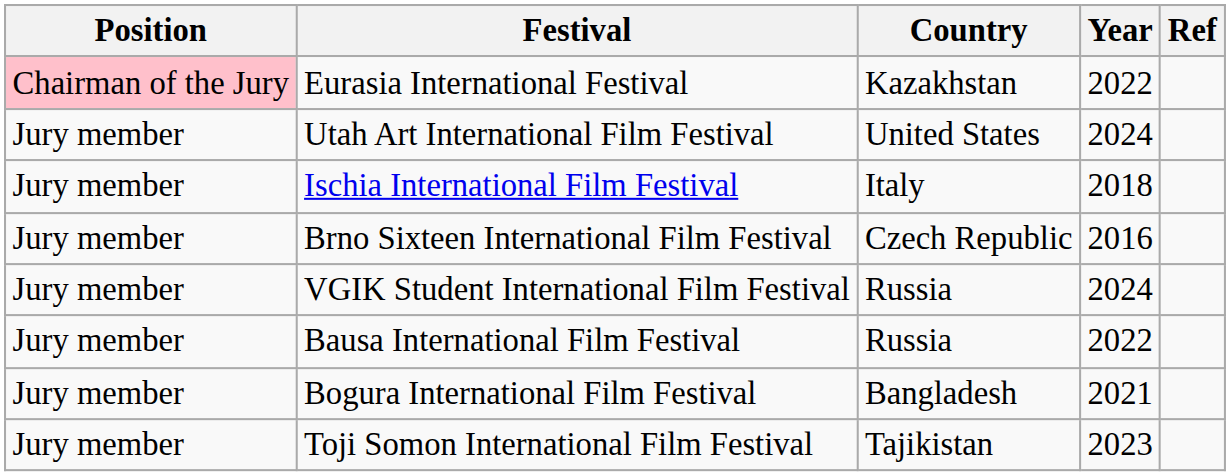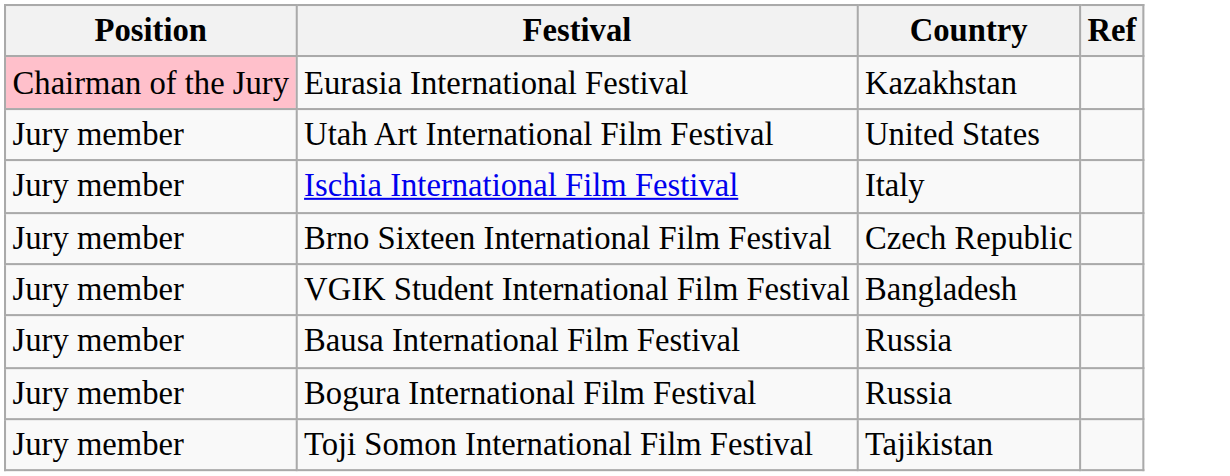- column: (1120, 30)
(908, 289) Russia -> (941, 289) Bangladesh
(941, 392) Bangladesh -> (908, 392) Russia
